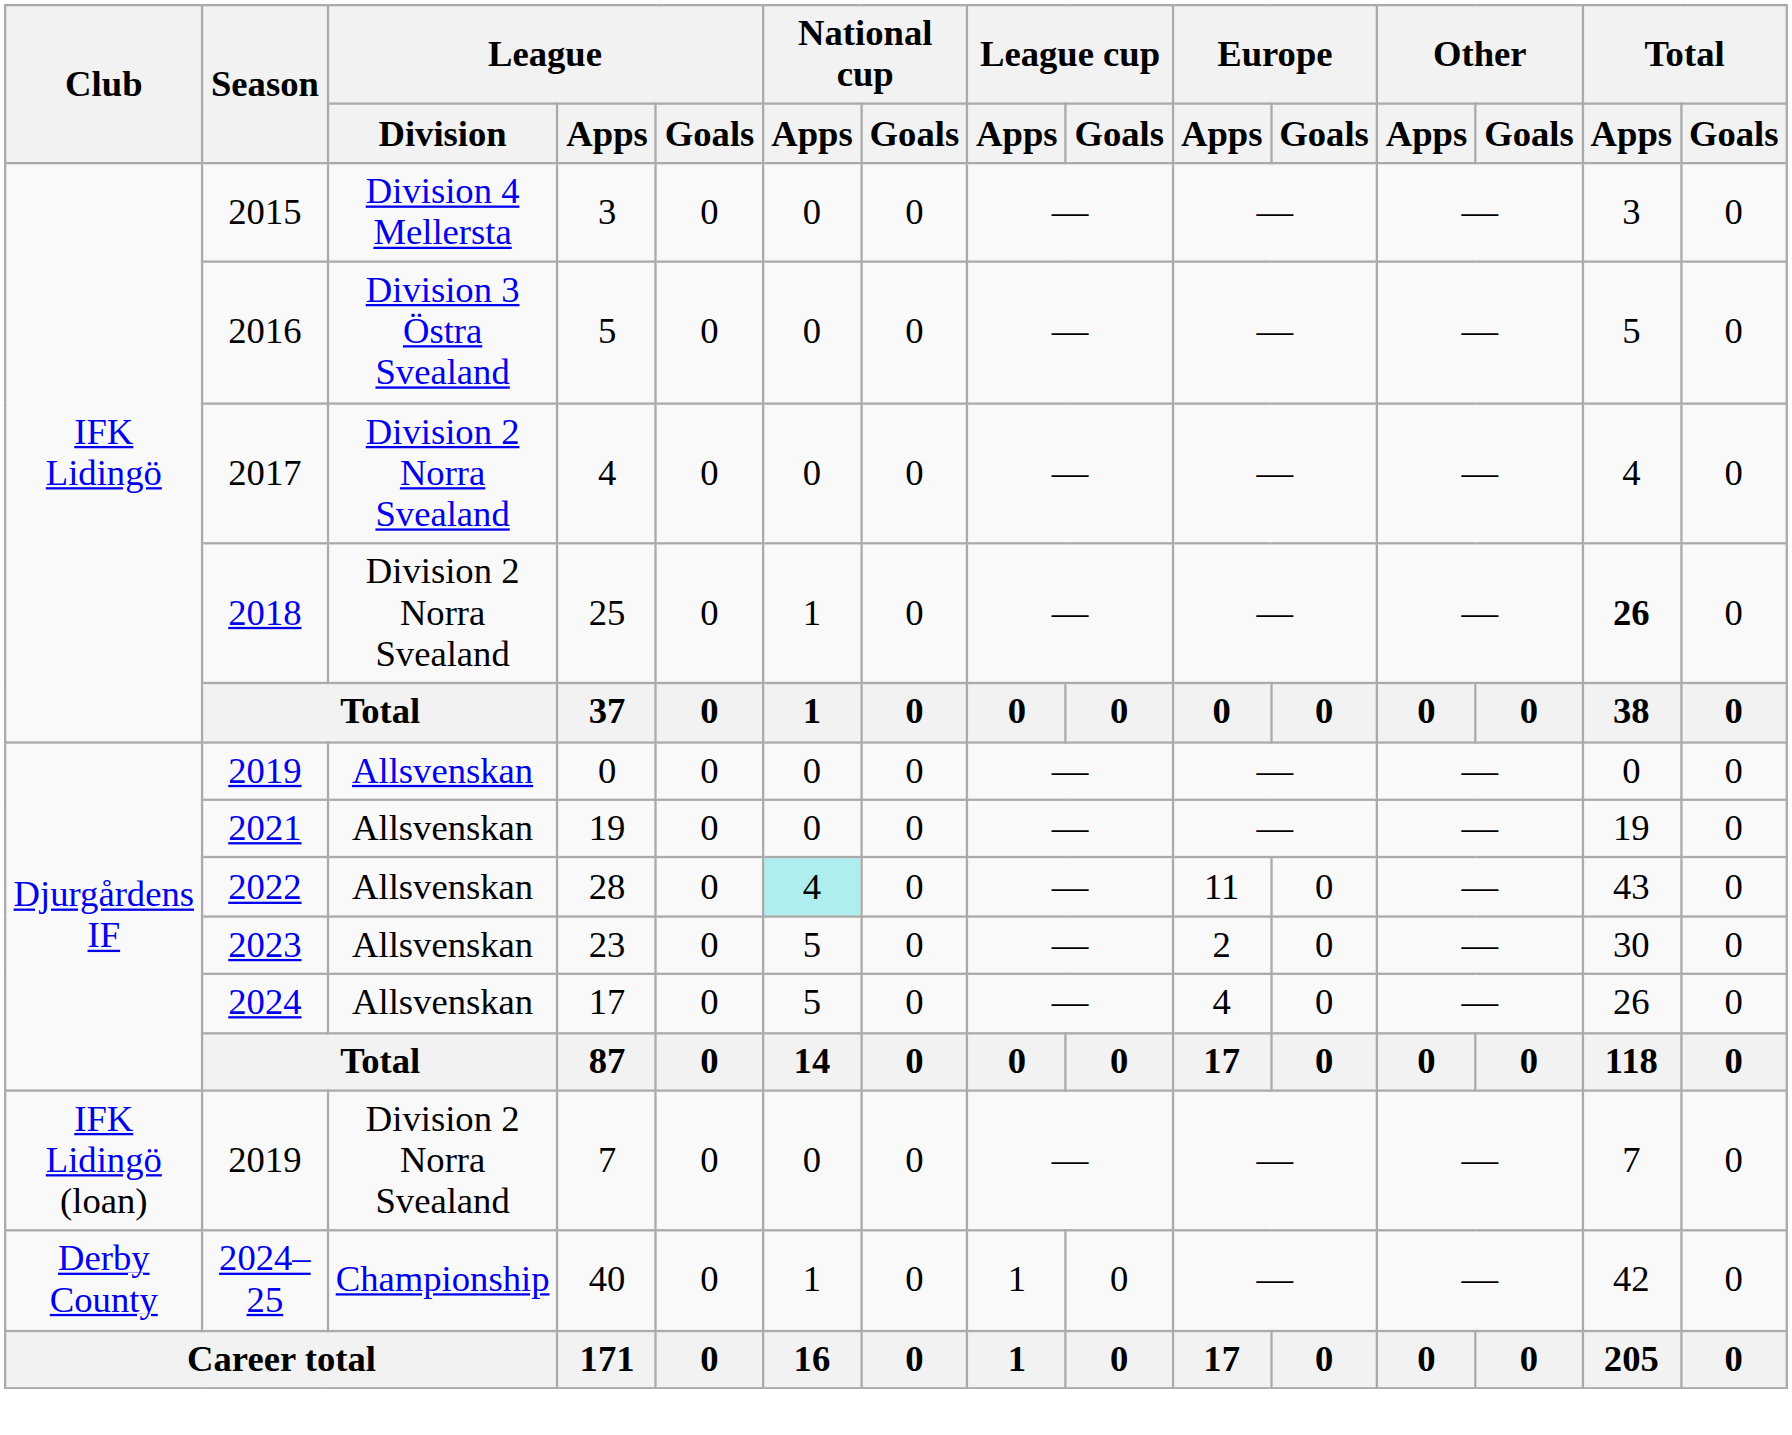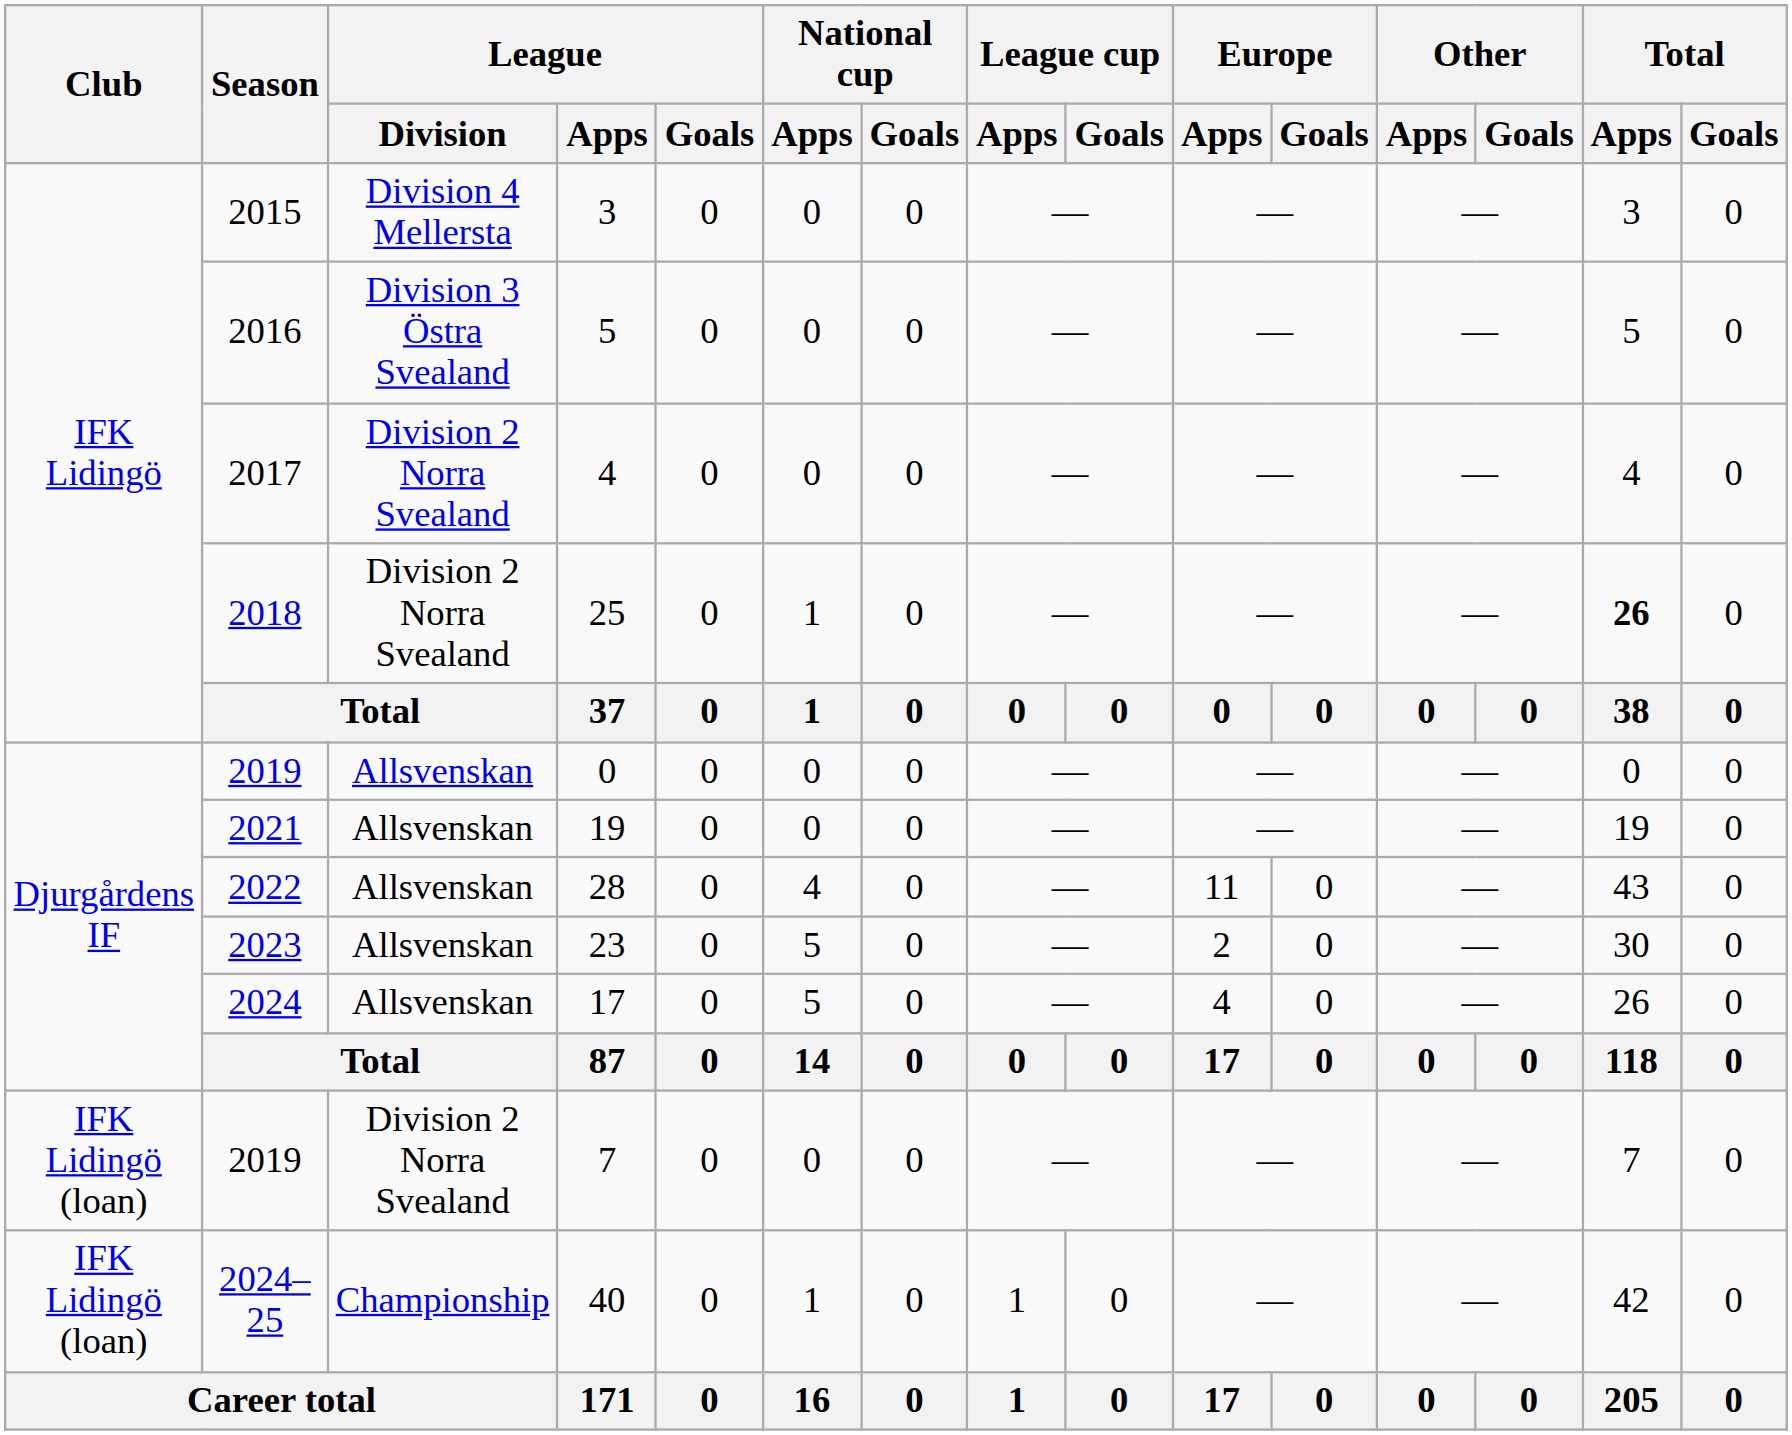(812, 886) paleturquoise background -> (812, 886) no background
(104, 1279) Derby County -> (104, 1300) IFK Lidingö (loan)
